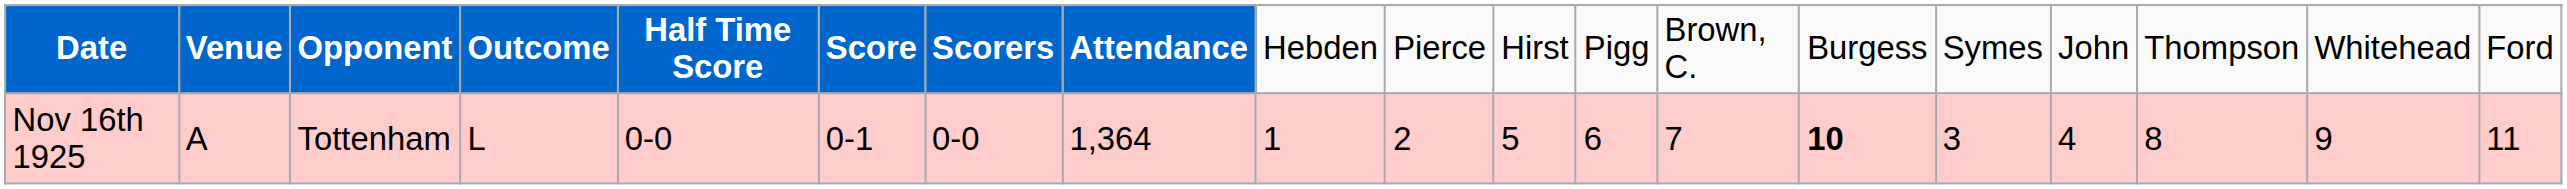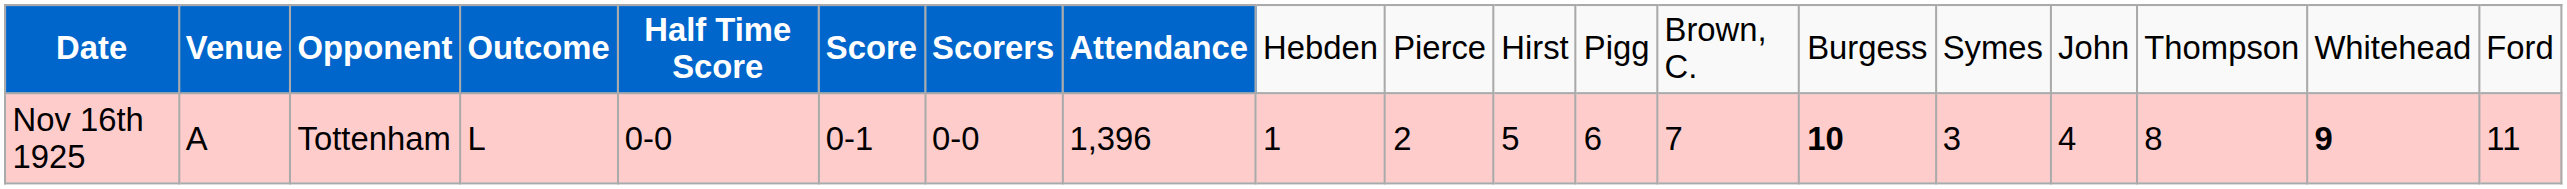(1110, 137) 1,364 -> (1110, 137) 1,396
(2324, 137) normal -> (2324, 137) bold
